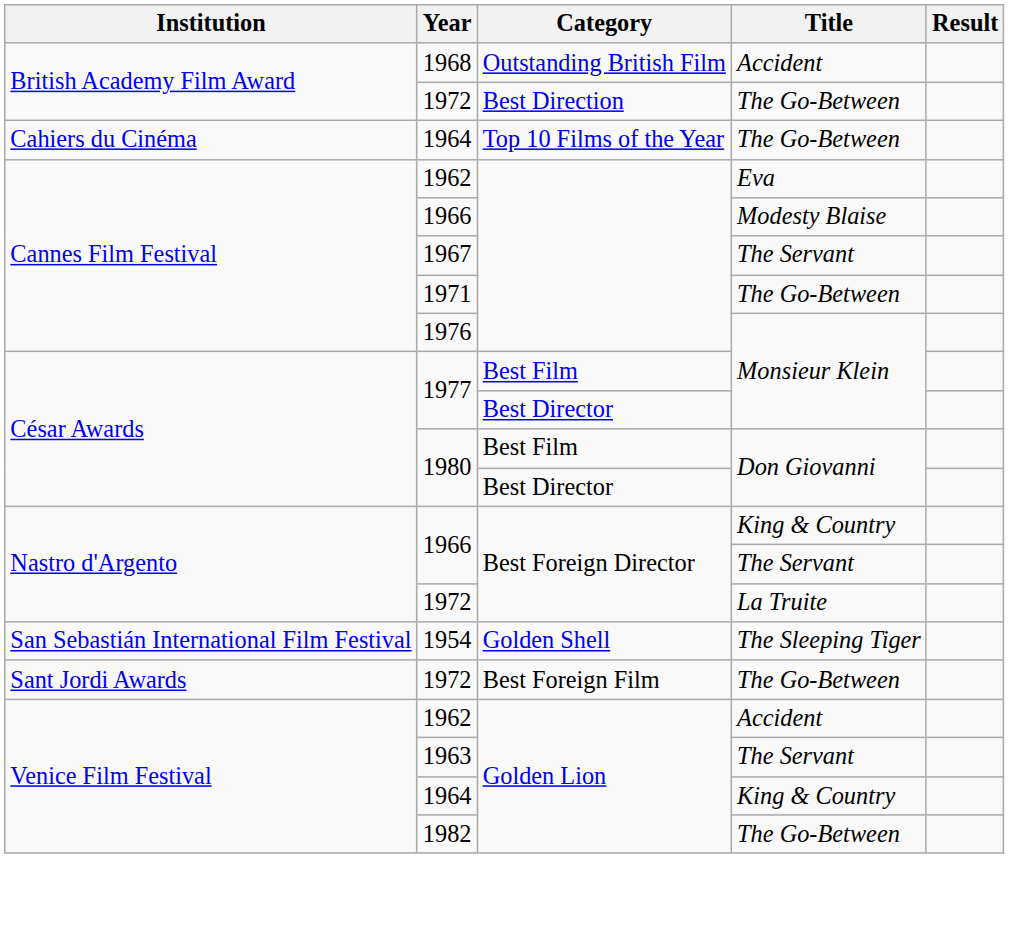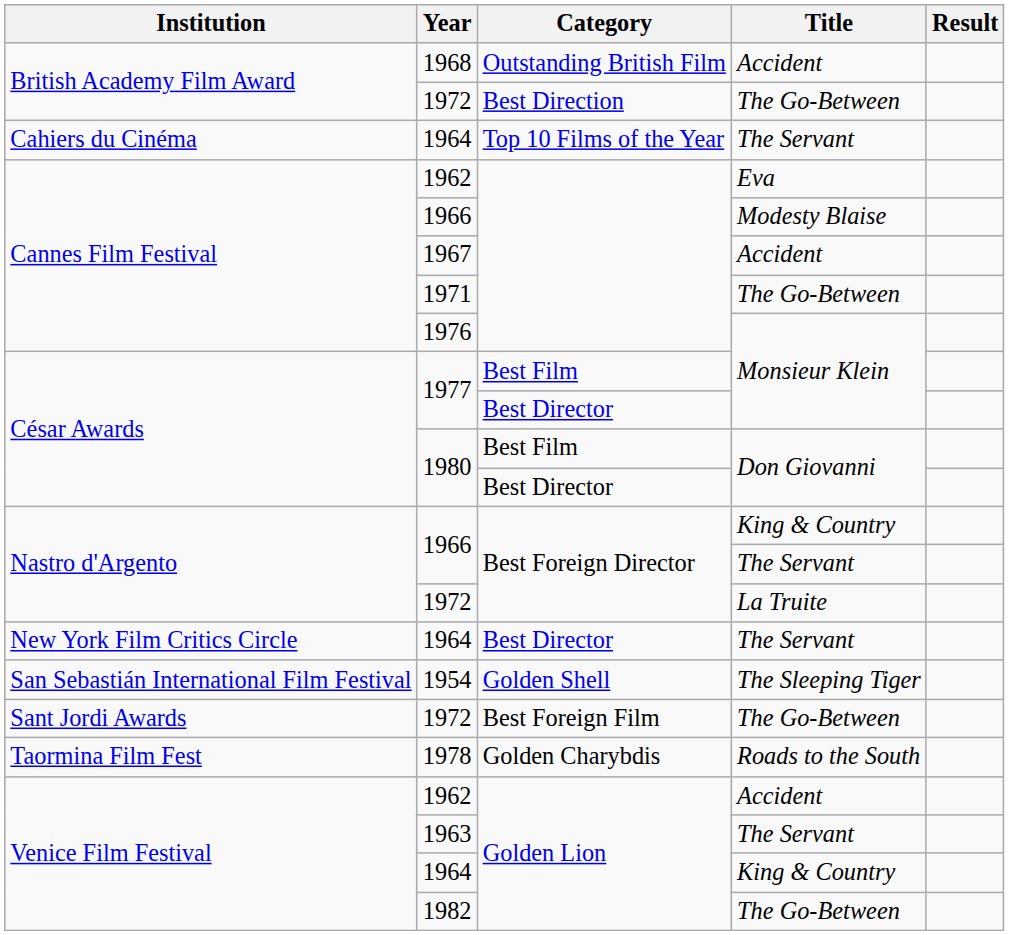(818, 139) The Go-Between -> (796, 139) The Servant
(796, 255) The Servant -> (780, 255) Accident
+ row: (447, 640)
+ row: (447, 756)
